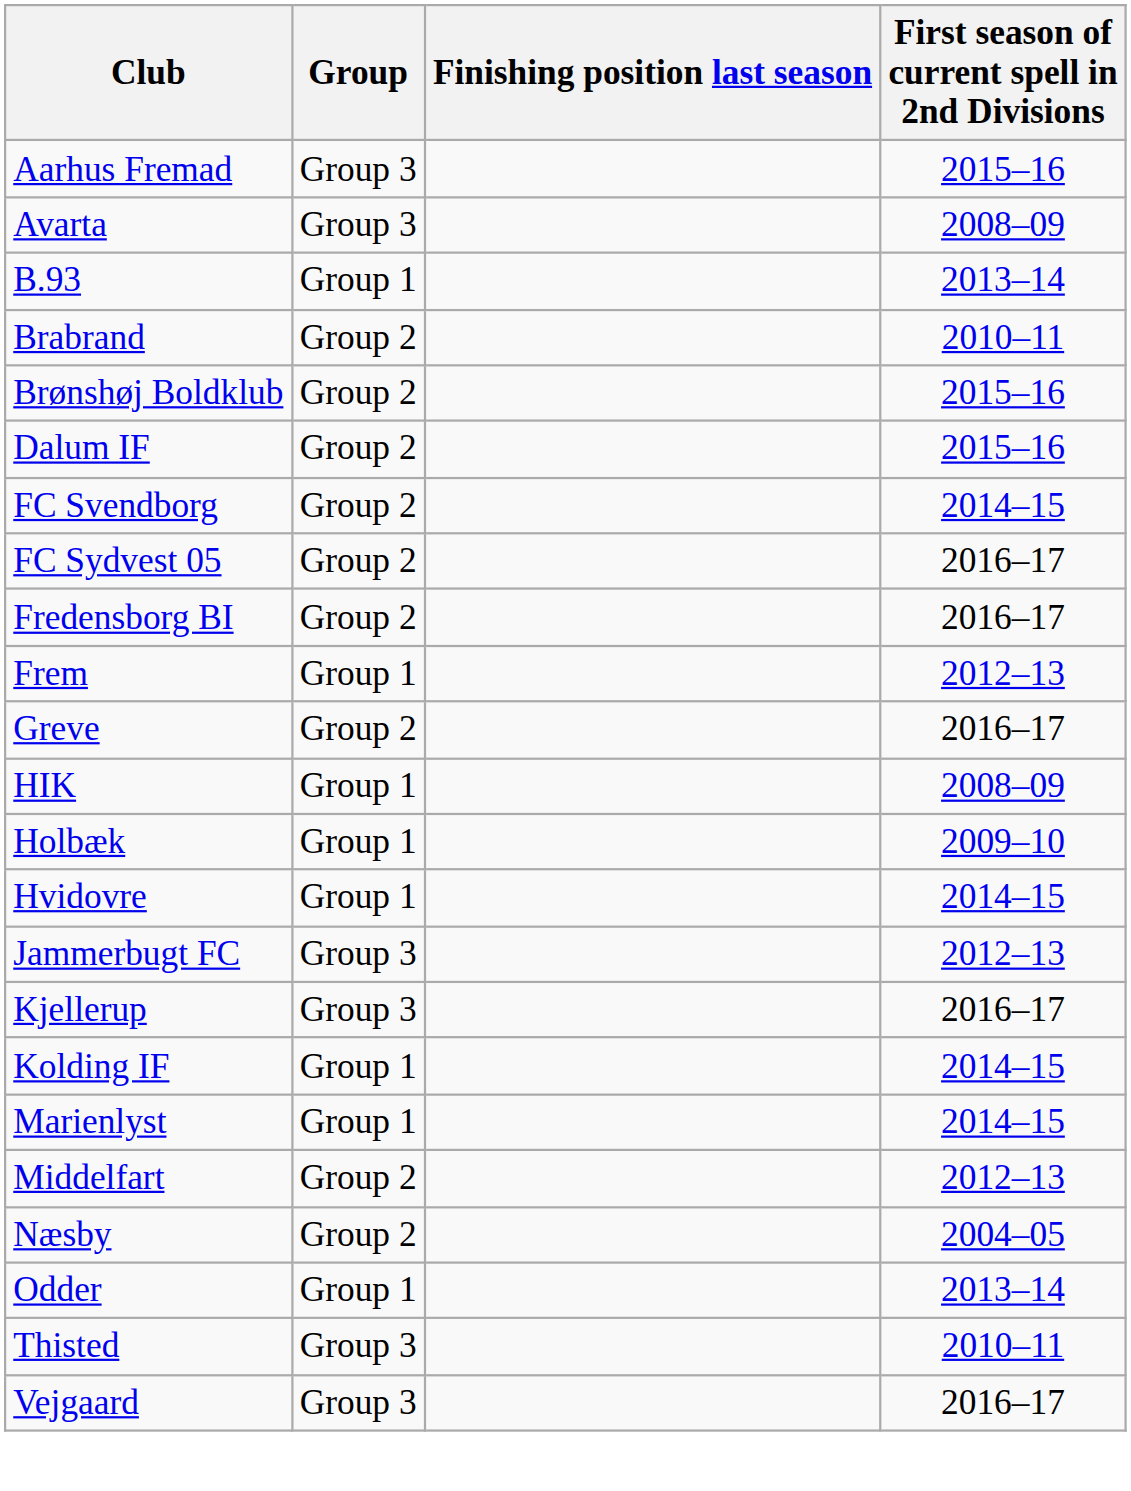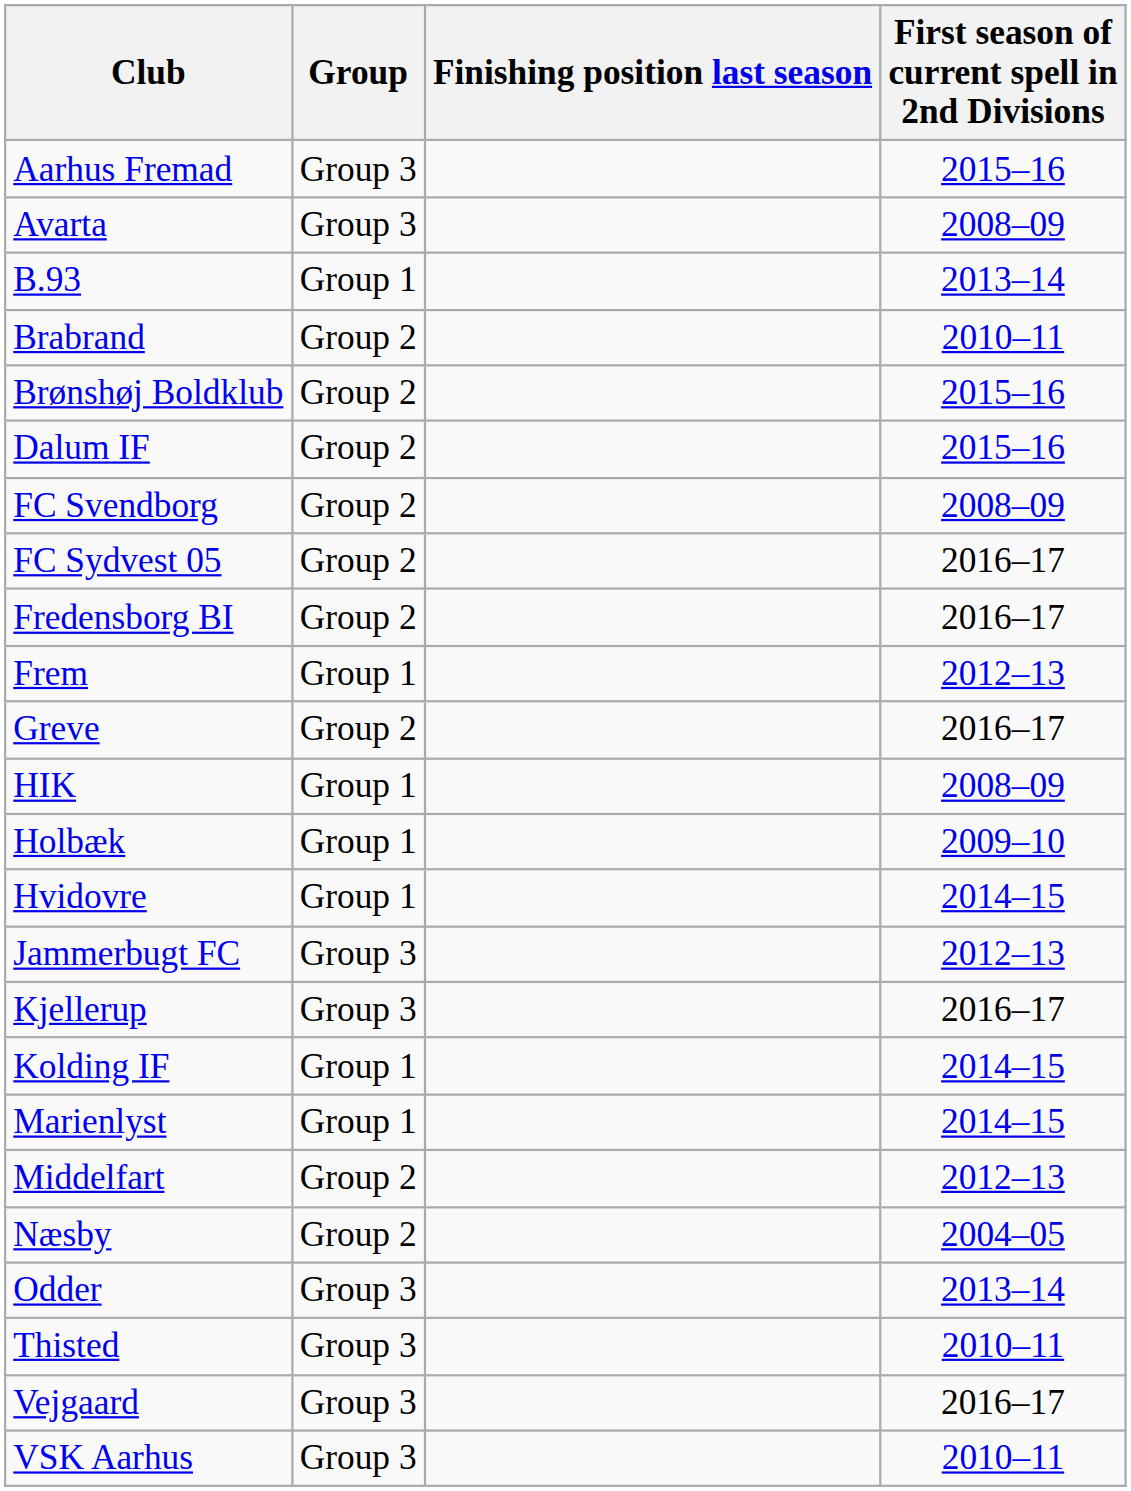(1003, 504) 2014–15 -> (1003, 504) 2008–09
(358, 1289) Group 1 -> (358, 1289) Group 3
+ row: (103, 1457)
